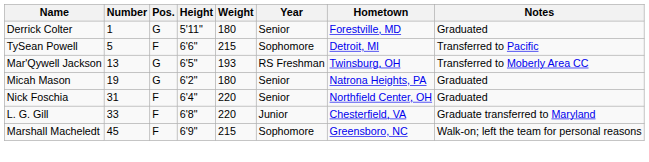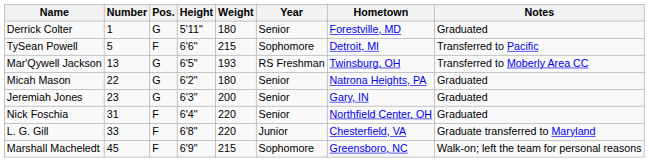(113, 81) 19 -> (113, 81) 22
+ row: (45, 98)
